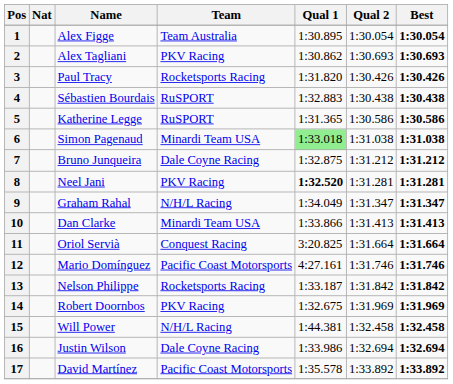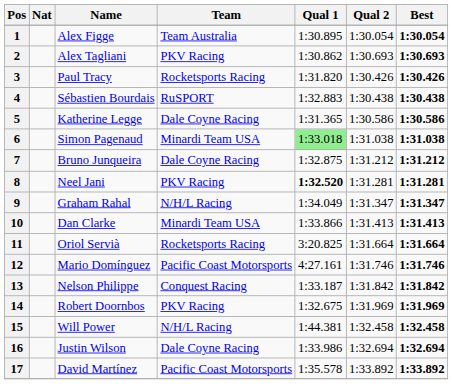(187, 119) RuSPORT -> (210, 119) Dale Coyne Racing
(204, 243) Conquest Racing -> (213, 243) Rocketsports Racing
(213, 285) Rocketsports Racing -> (204, 285) Conquest Racing
